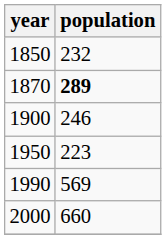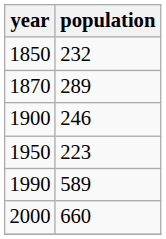(76, 86) bold -> (76, 86) normal
(76, 184) 569 -> (76, 184) 589
